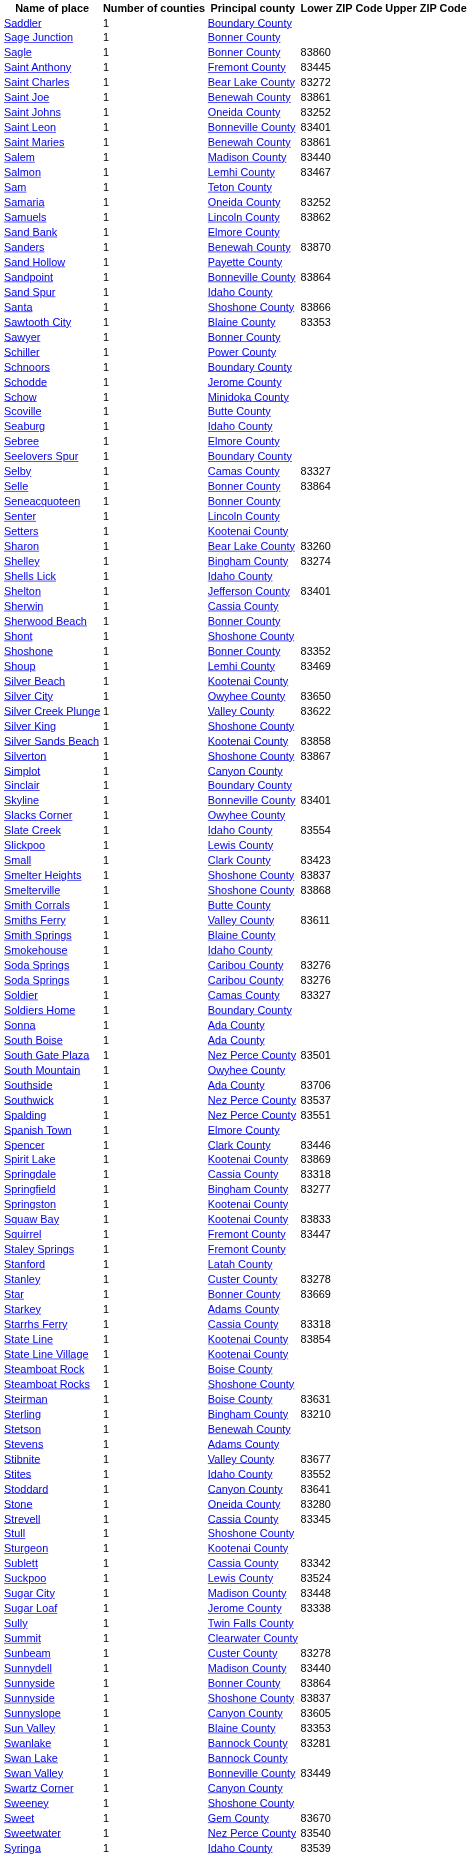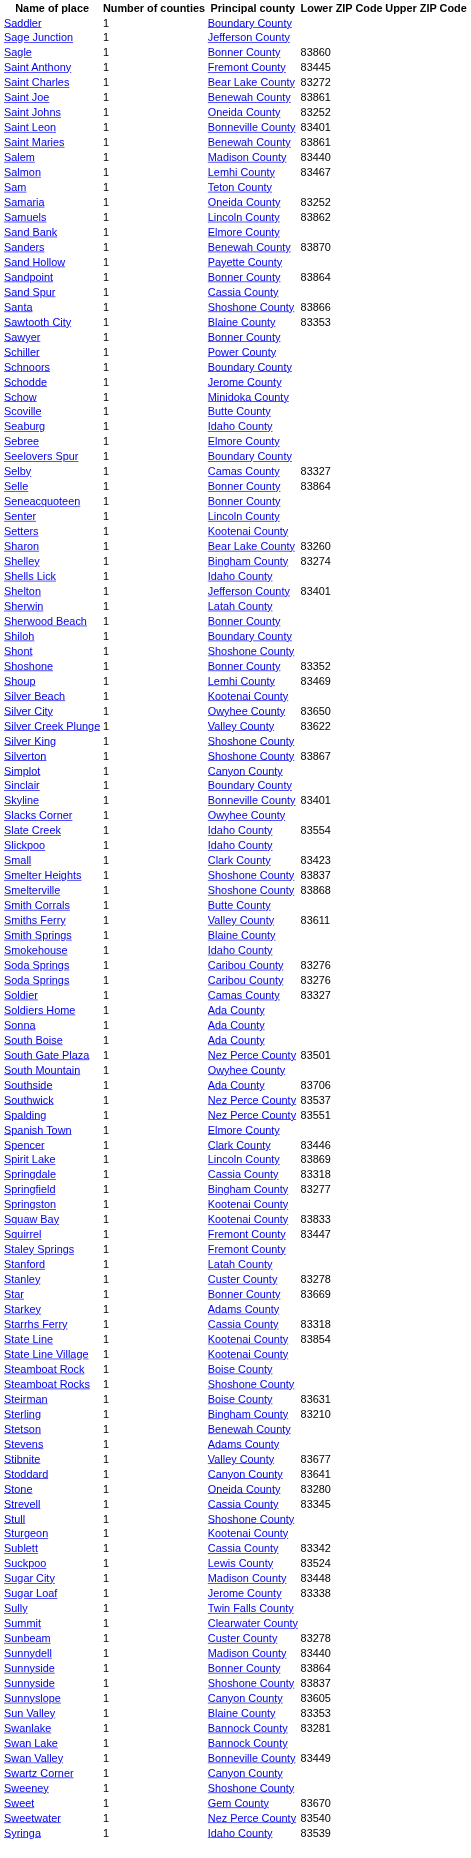(244, 38) Bonner County -> (249, 38) Jefferson County
(252, 277) Bonneville County -> (244, 277) Bonner County
(240, 292) Idaho County -> (243, 292) Cassia County
(243, 606) Cassia County -> (240, 606) Latah County
+ row: (19, 636)
- row: (52, 741)
(240, 846) Lewis County -> (240, 846) Idaho County
(250, 1010) Boundary County -> (236, 1010) Ada County
(248, 1160) Kootenai County -> (244, 1160) Lincoln County
- row: (18, 1474)
